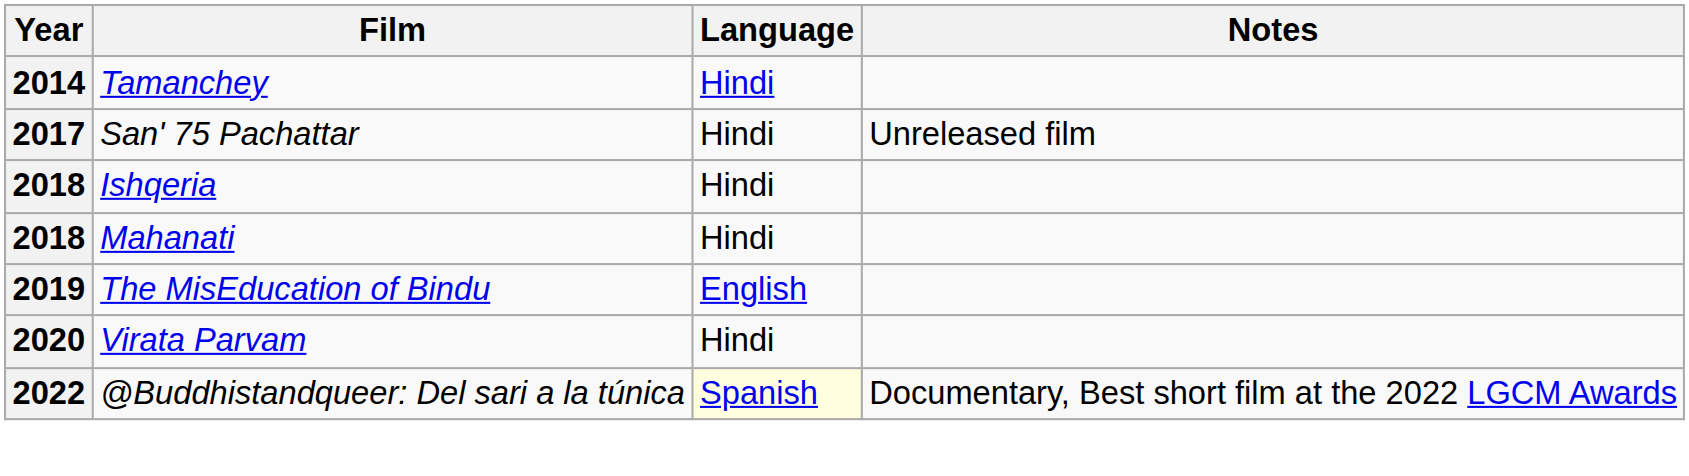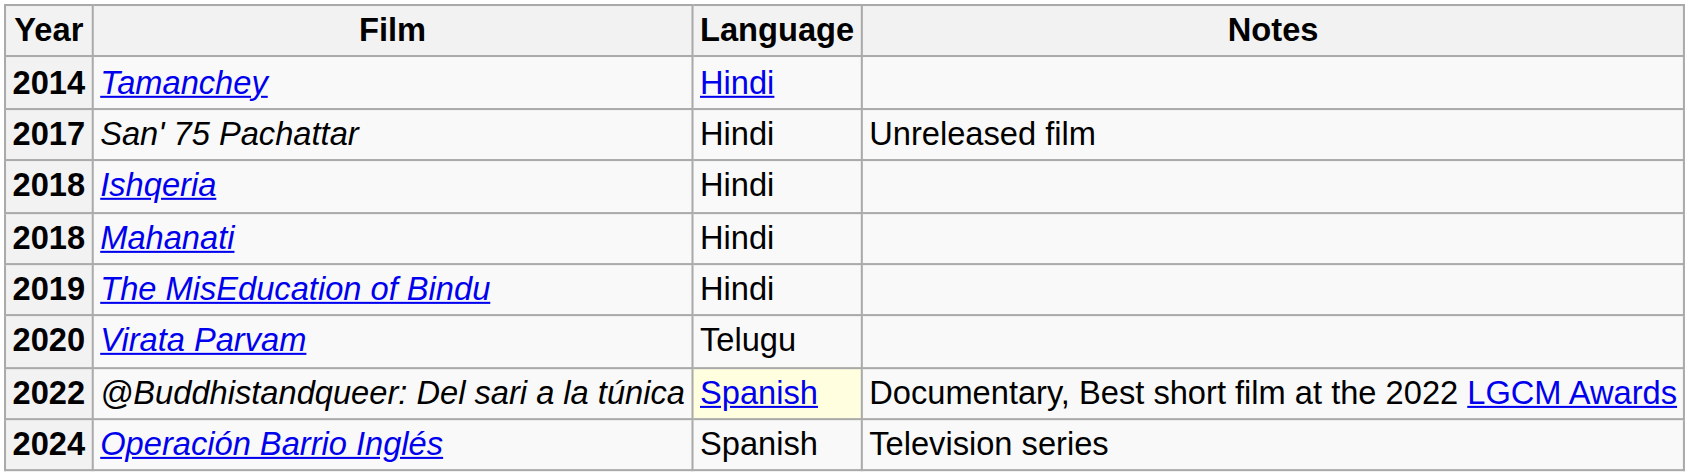(754, 289) English -> (737, 289) Hindi
(737, 340) Hindi -> (748, 340) Telugu
+ row: (272, 444)
